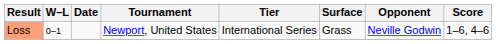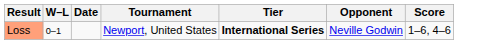- column: (342, 13)
(269, 30) normal -> (273, 30) bold
